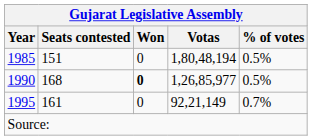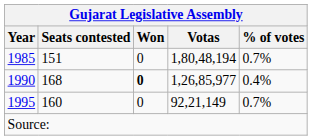(257, 59) 0.5% -> (257, 59) 0.7%
(257, 80) 0.5% -> (257, 80) 0.4%
(52, 102) 161 -> (52, 102) 160
